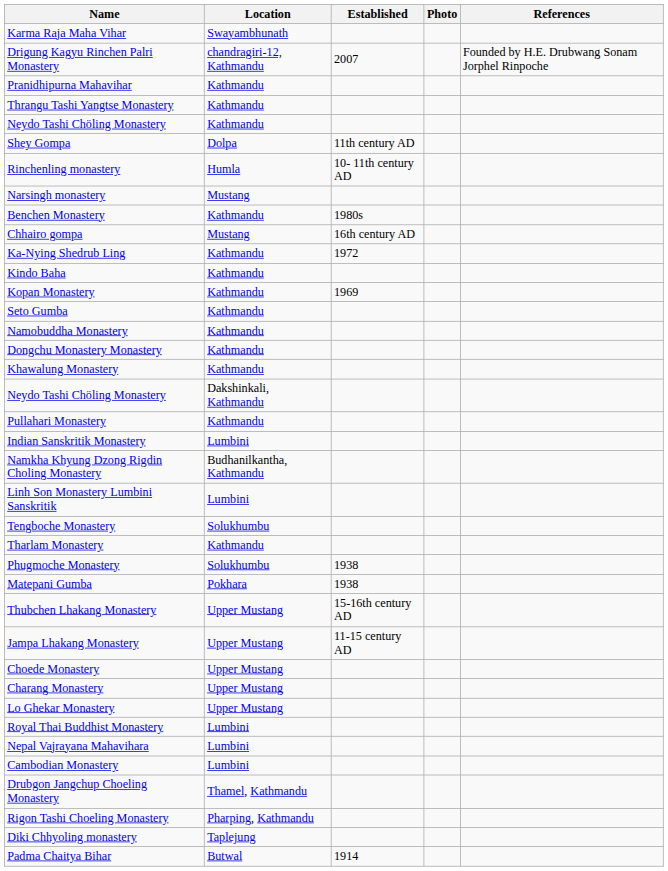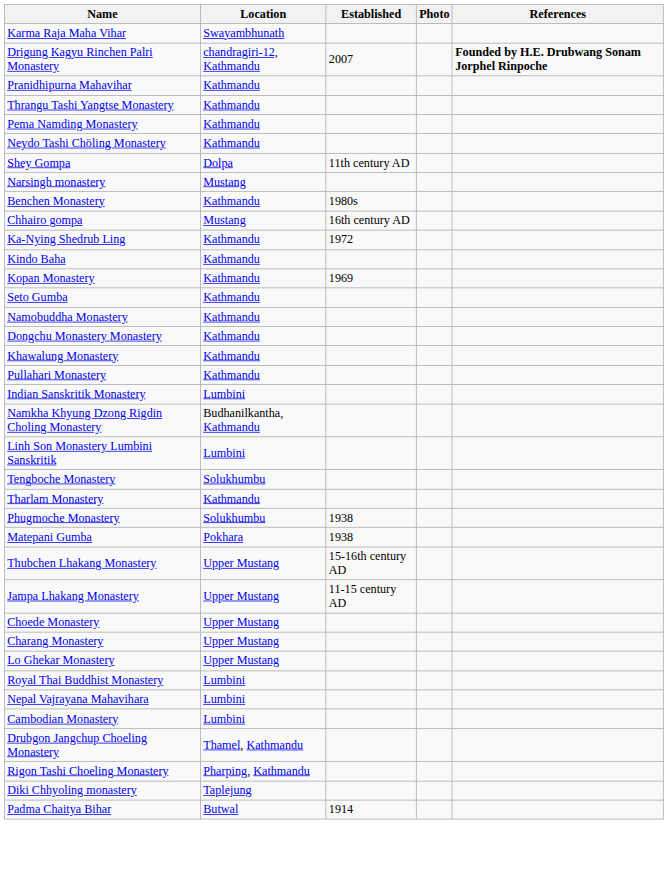(550, 59) normal -> (548, 59) bold
+ row: (72, 124)
- row: (64, 169)
- row: (87, 395)
